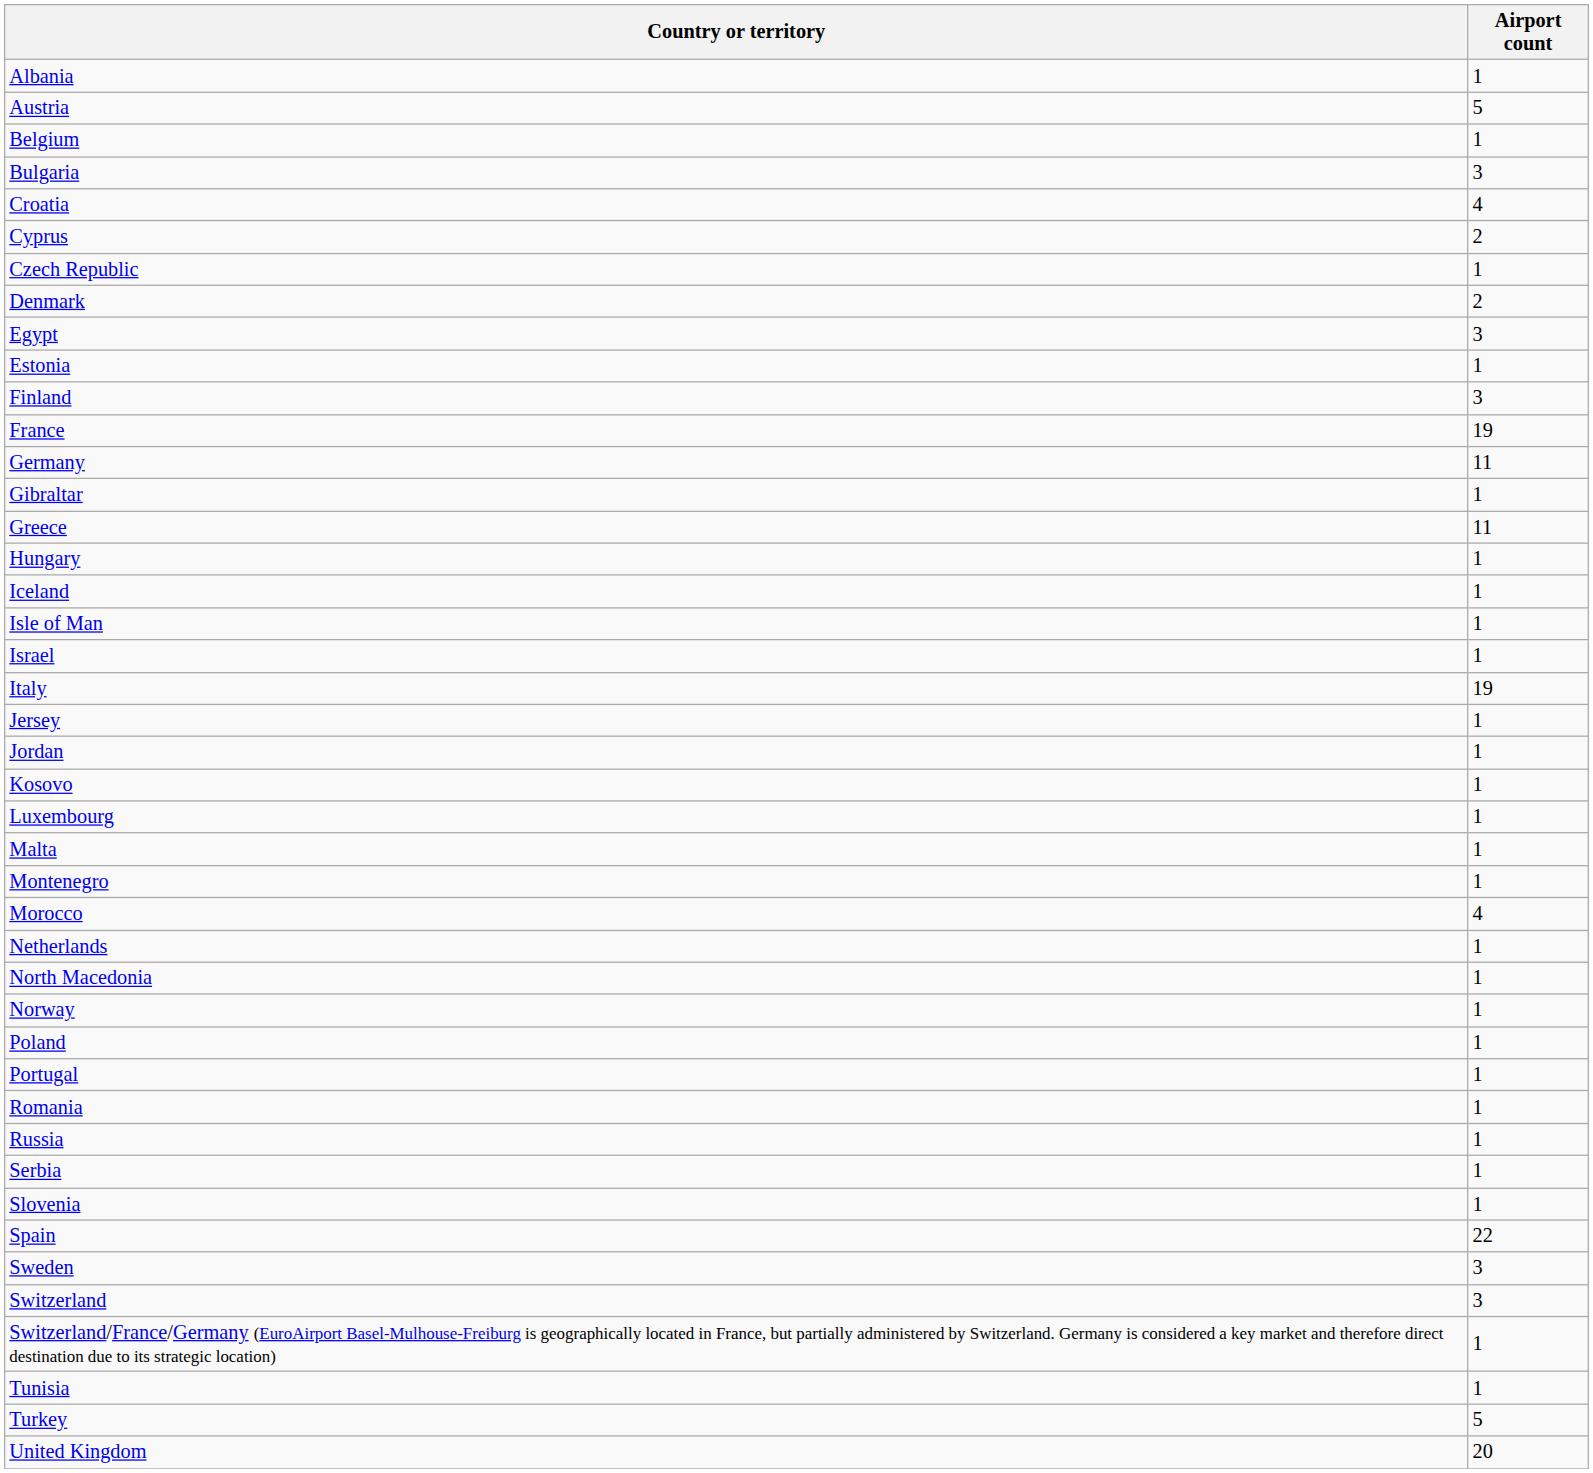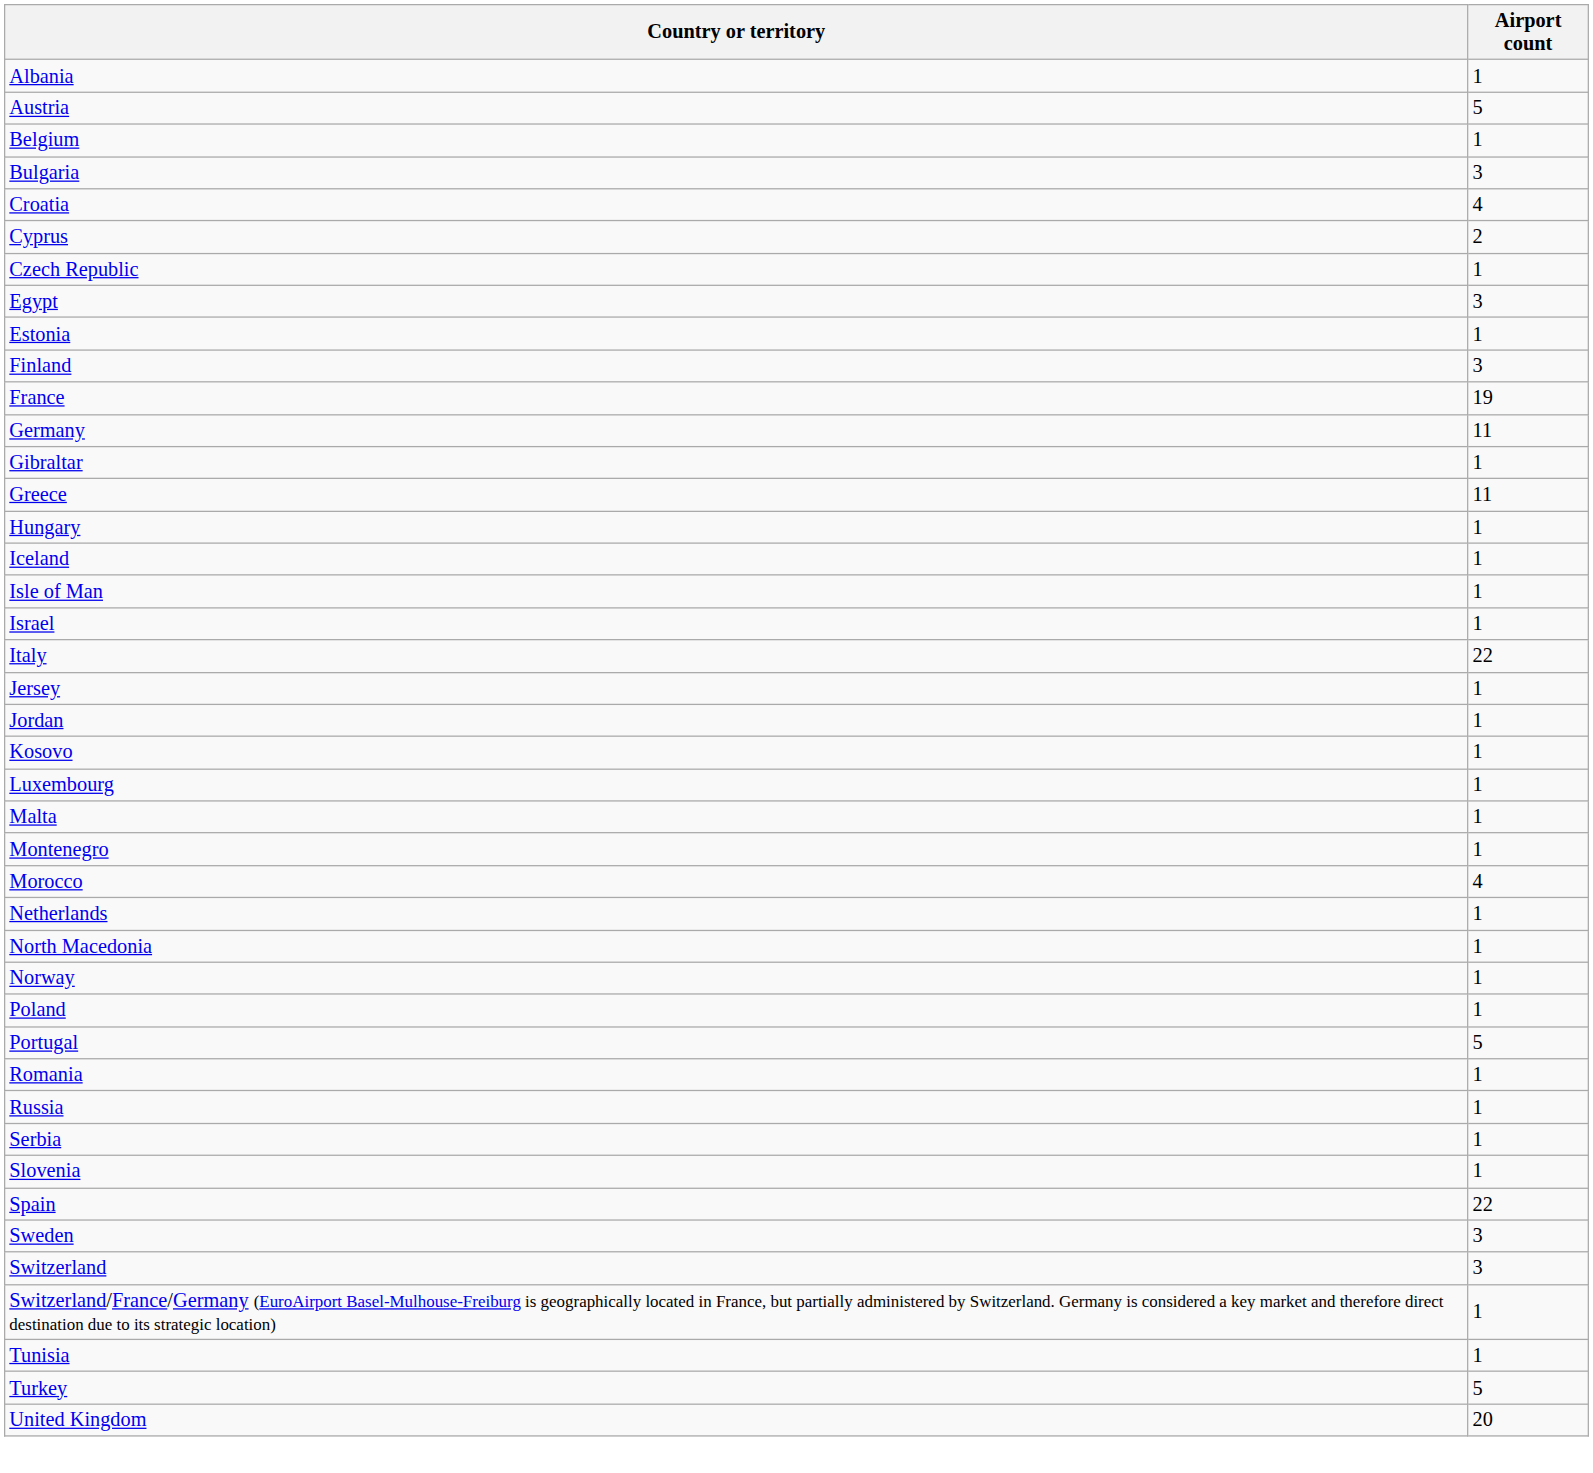- row: (47, 301)
(1483, 687) 19 -> (1483, 655) 22
(1478, 1074) 1 -> (1478, 1042) 5
